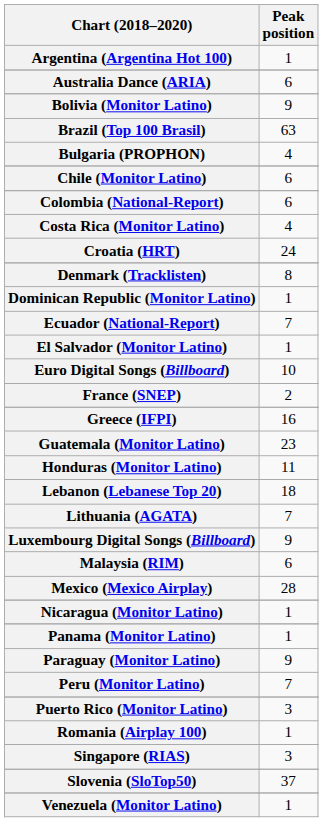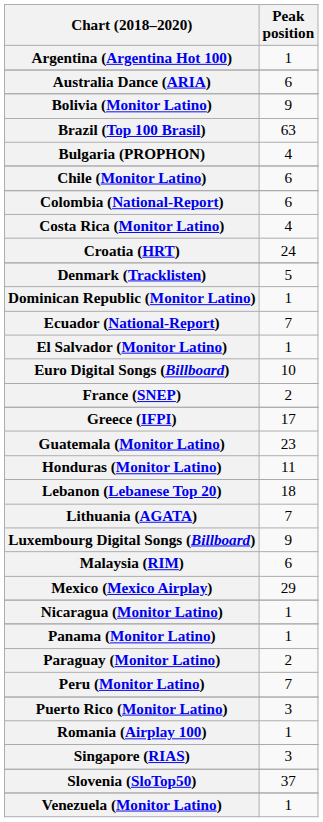(288, 274) 8 -> (288, 274) 5
(288, 419) 16 -> (288, 419) 17
(288, 588) 28 -> (288, 588) 29
(288, 660) 9 -> (288, 660) 2
